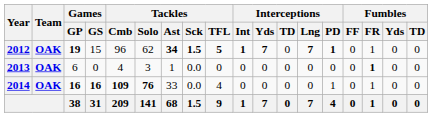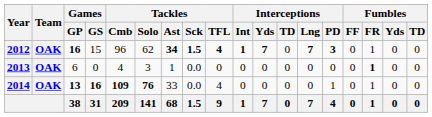(75, 49) 19 -> (75, 49) 16
(219, 49) 5 -> (219, 49) 4
(333, 49) 1 -> (333, 49) 3
(75, 85) 16 -> (75, 85) 13
